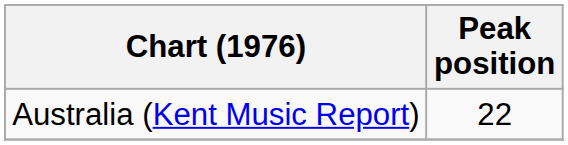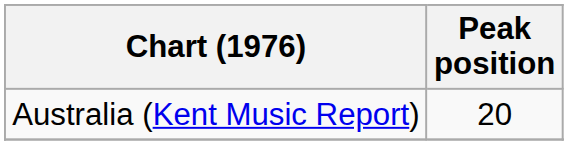(495, 113) 22 -> (495, 113) 20
